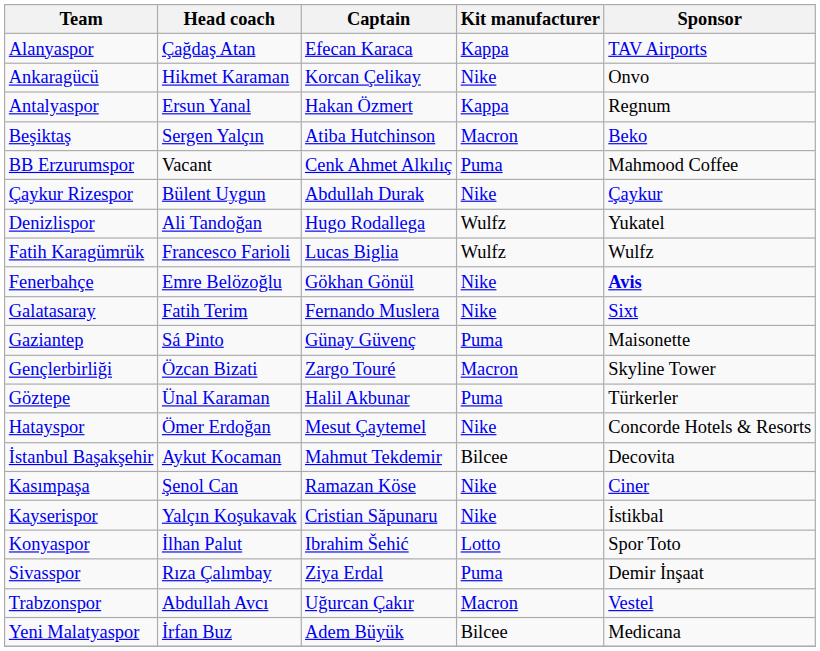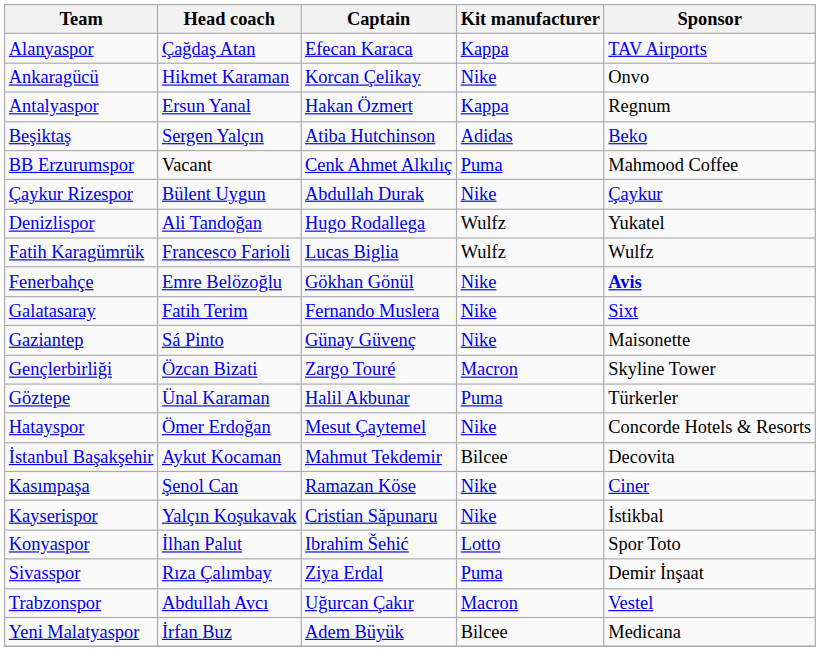(489, 135) Macron -> (487, 135) Adidas
(482, 340) Puma -> (479, 340) Nike
